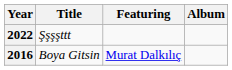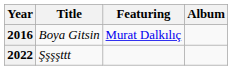rows swapped: (20, 55) <-> (20, 34)
